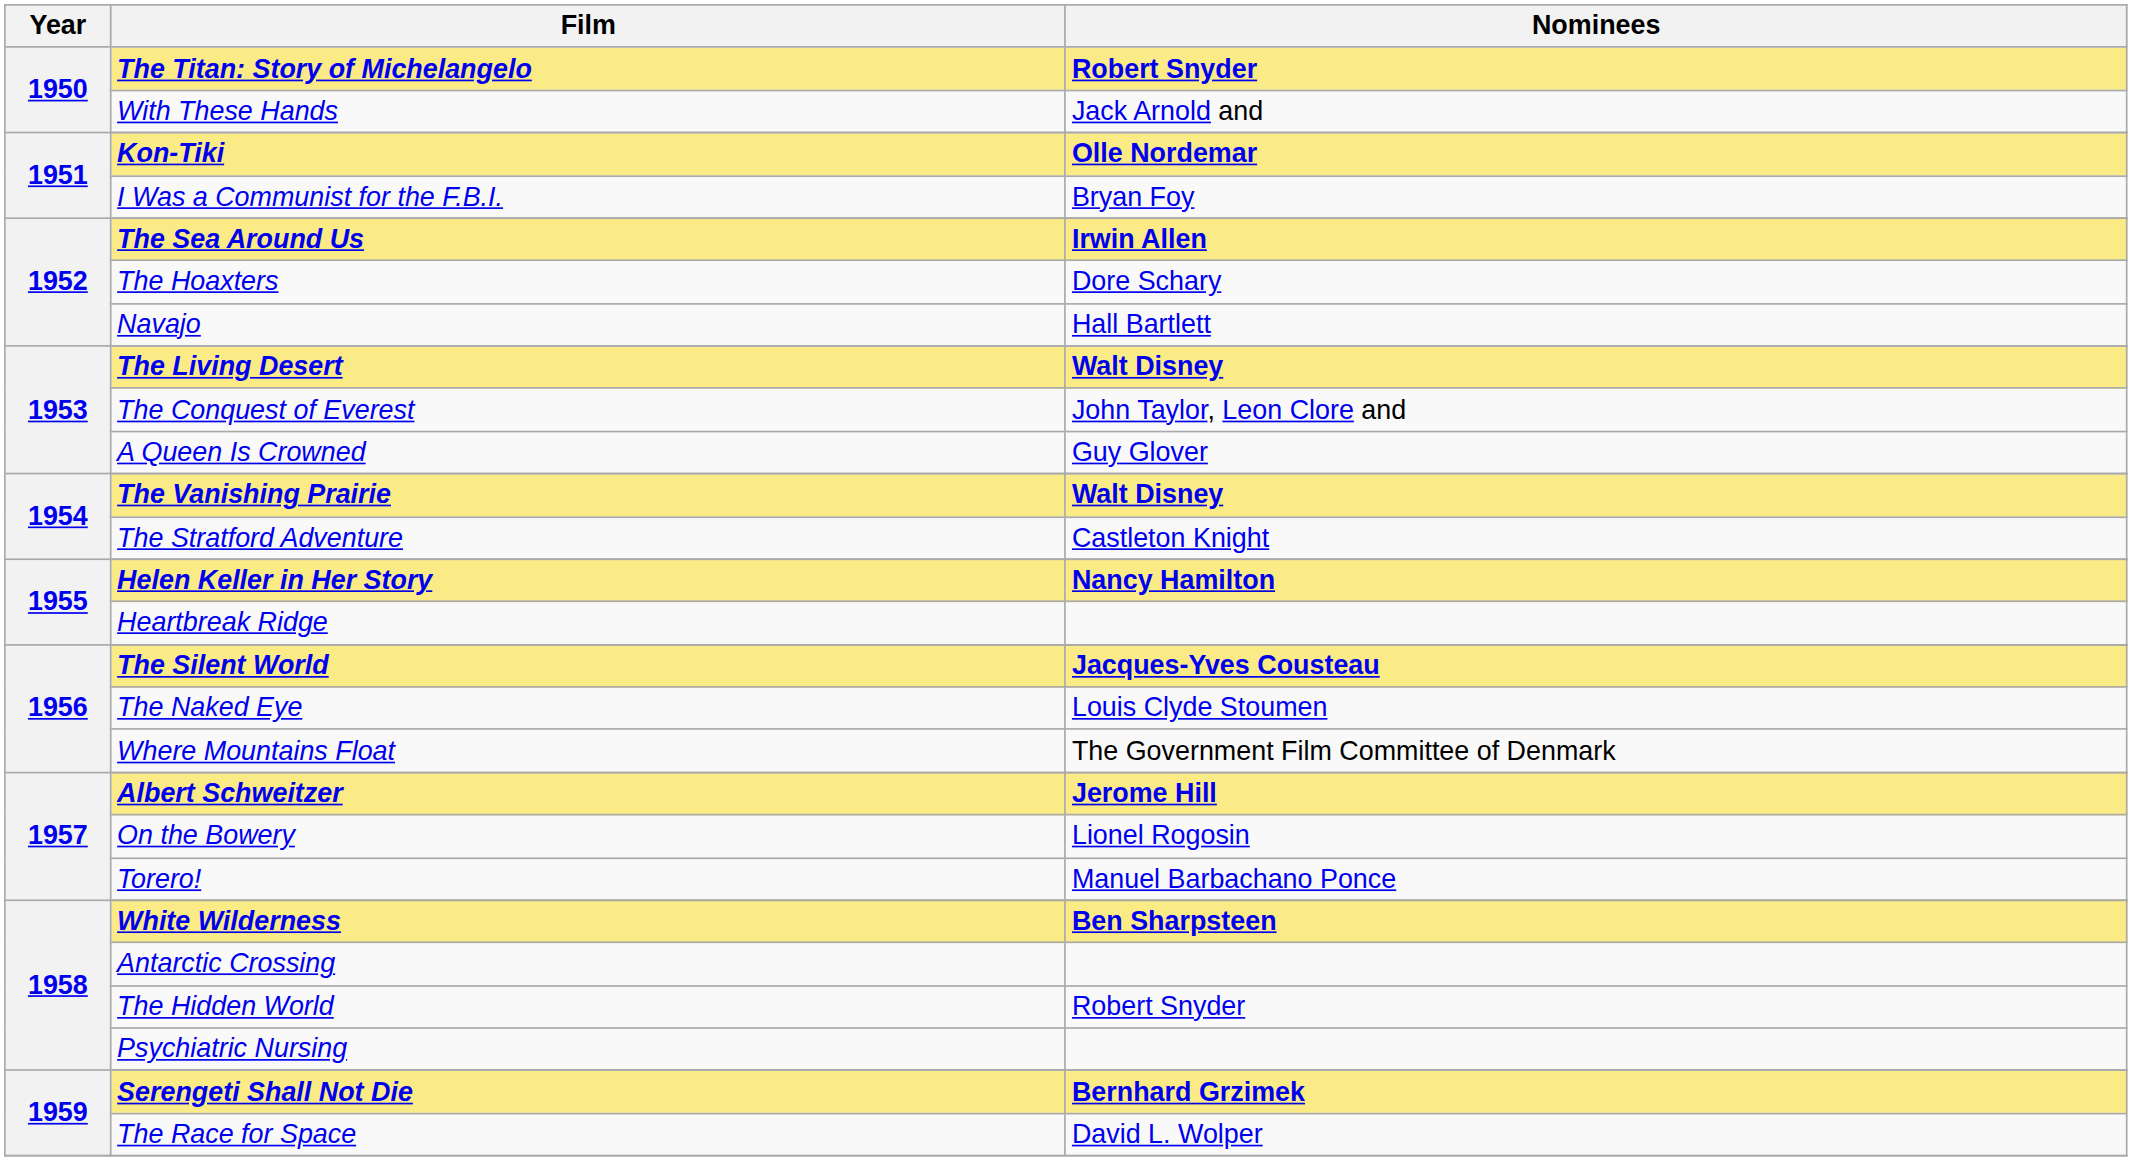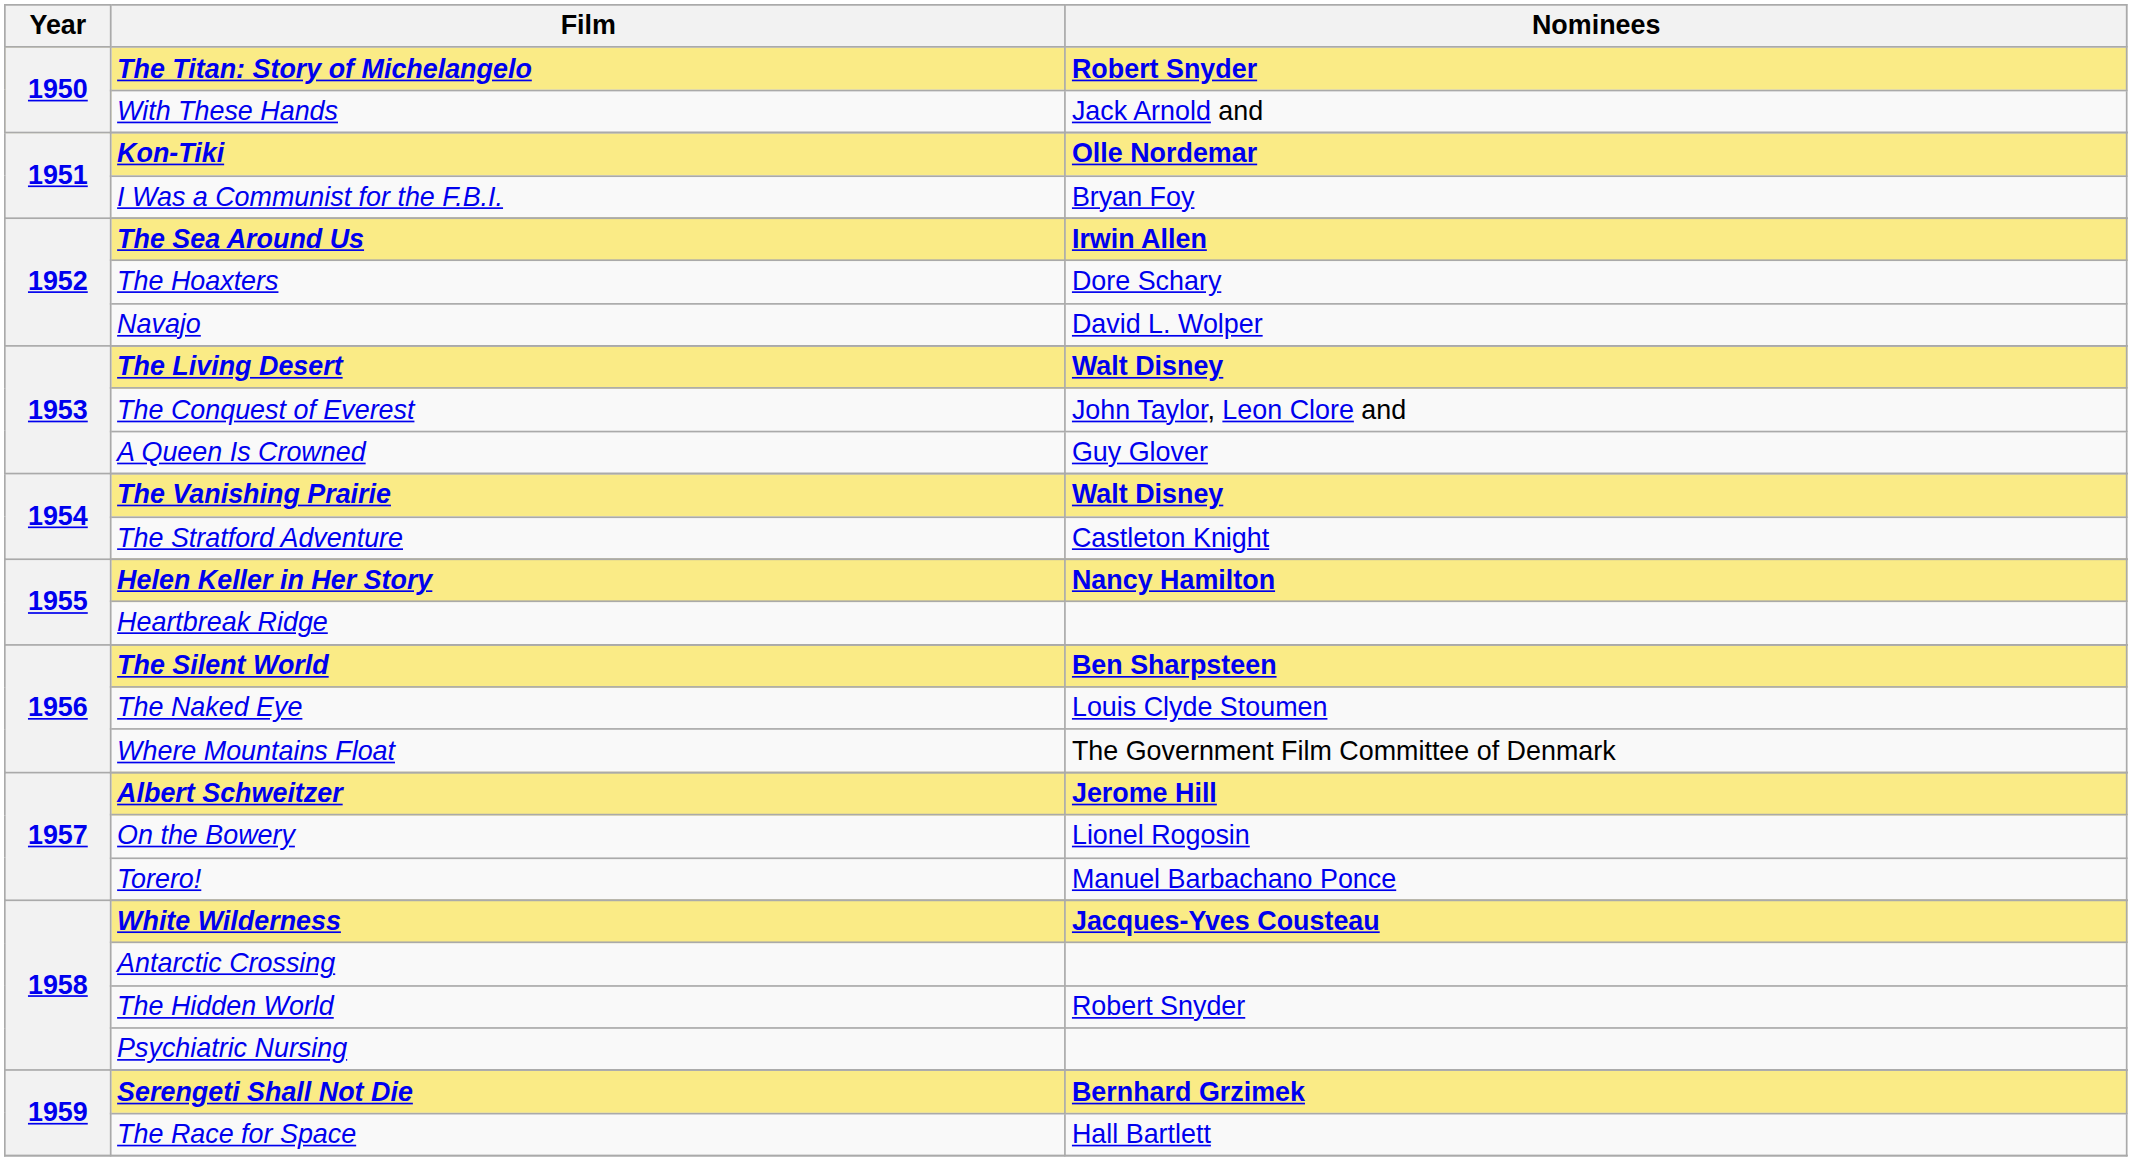(1141, 324) Hall Bartlett -> (1167, 324) David L. Wolper
(1226, 665) Jacques-Yves Cousteau -> (1174, 665) Ben Sharpsteen
(1174, 921) Ben Sharpsteen -> (1226, 921) Jacques-Yves Cousteau
(1167, 1134) David L. Wolper -> (1141, 1134) Hall Bartlett
